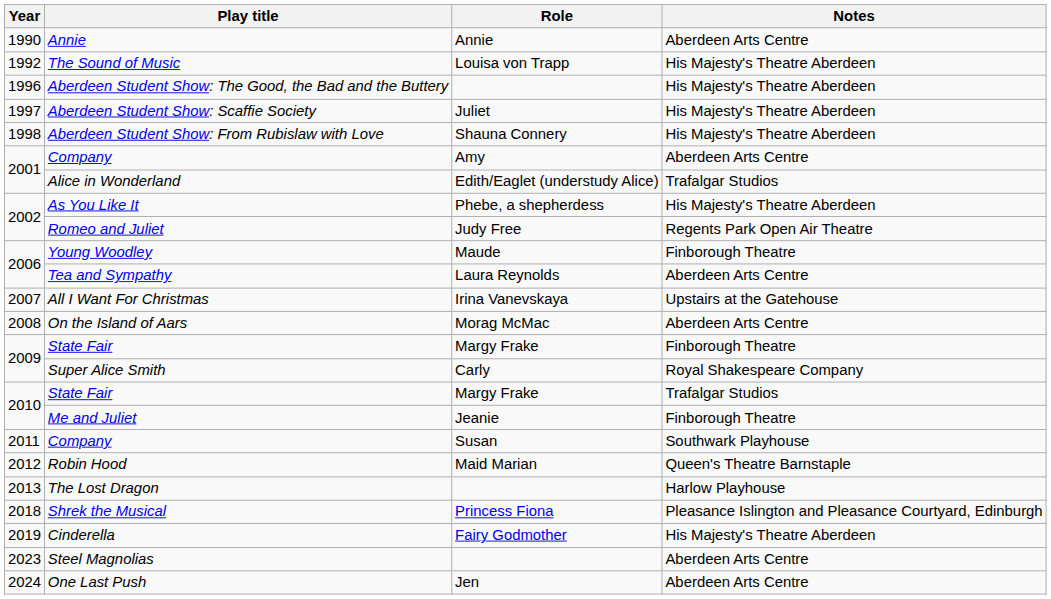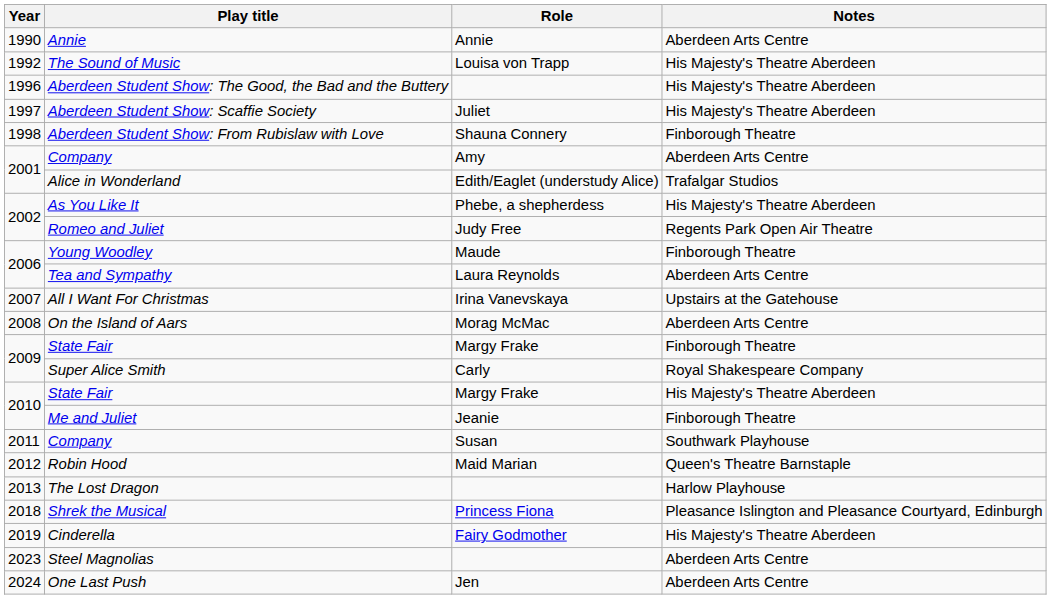(771, 134) His Majesty's Theatre Aberdeen -> (731, 134) Finborough Theatre
(722, 393) Trafalgar Studios -> (771, 393) His Majesty's Theatre Aberdeen
